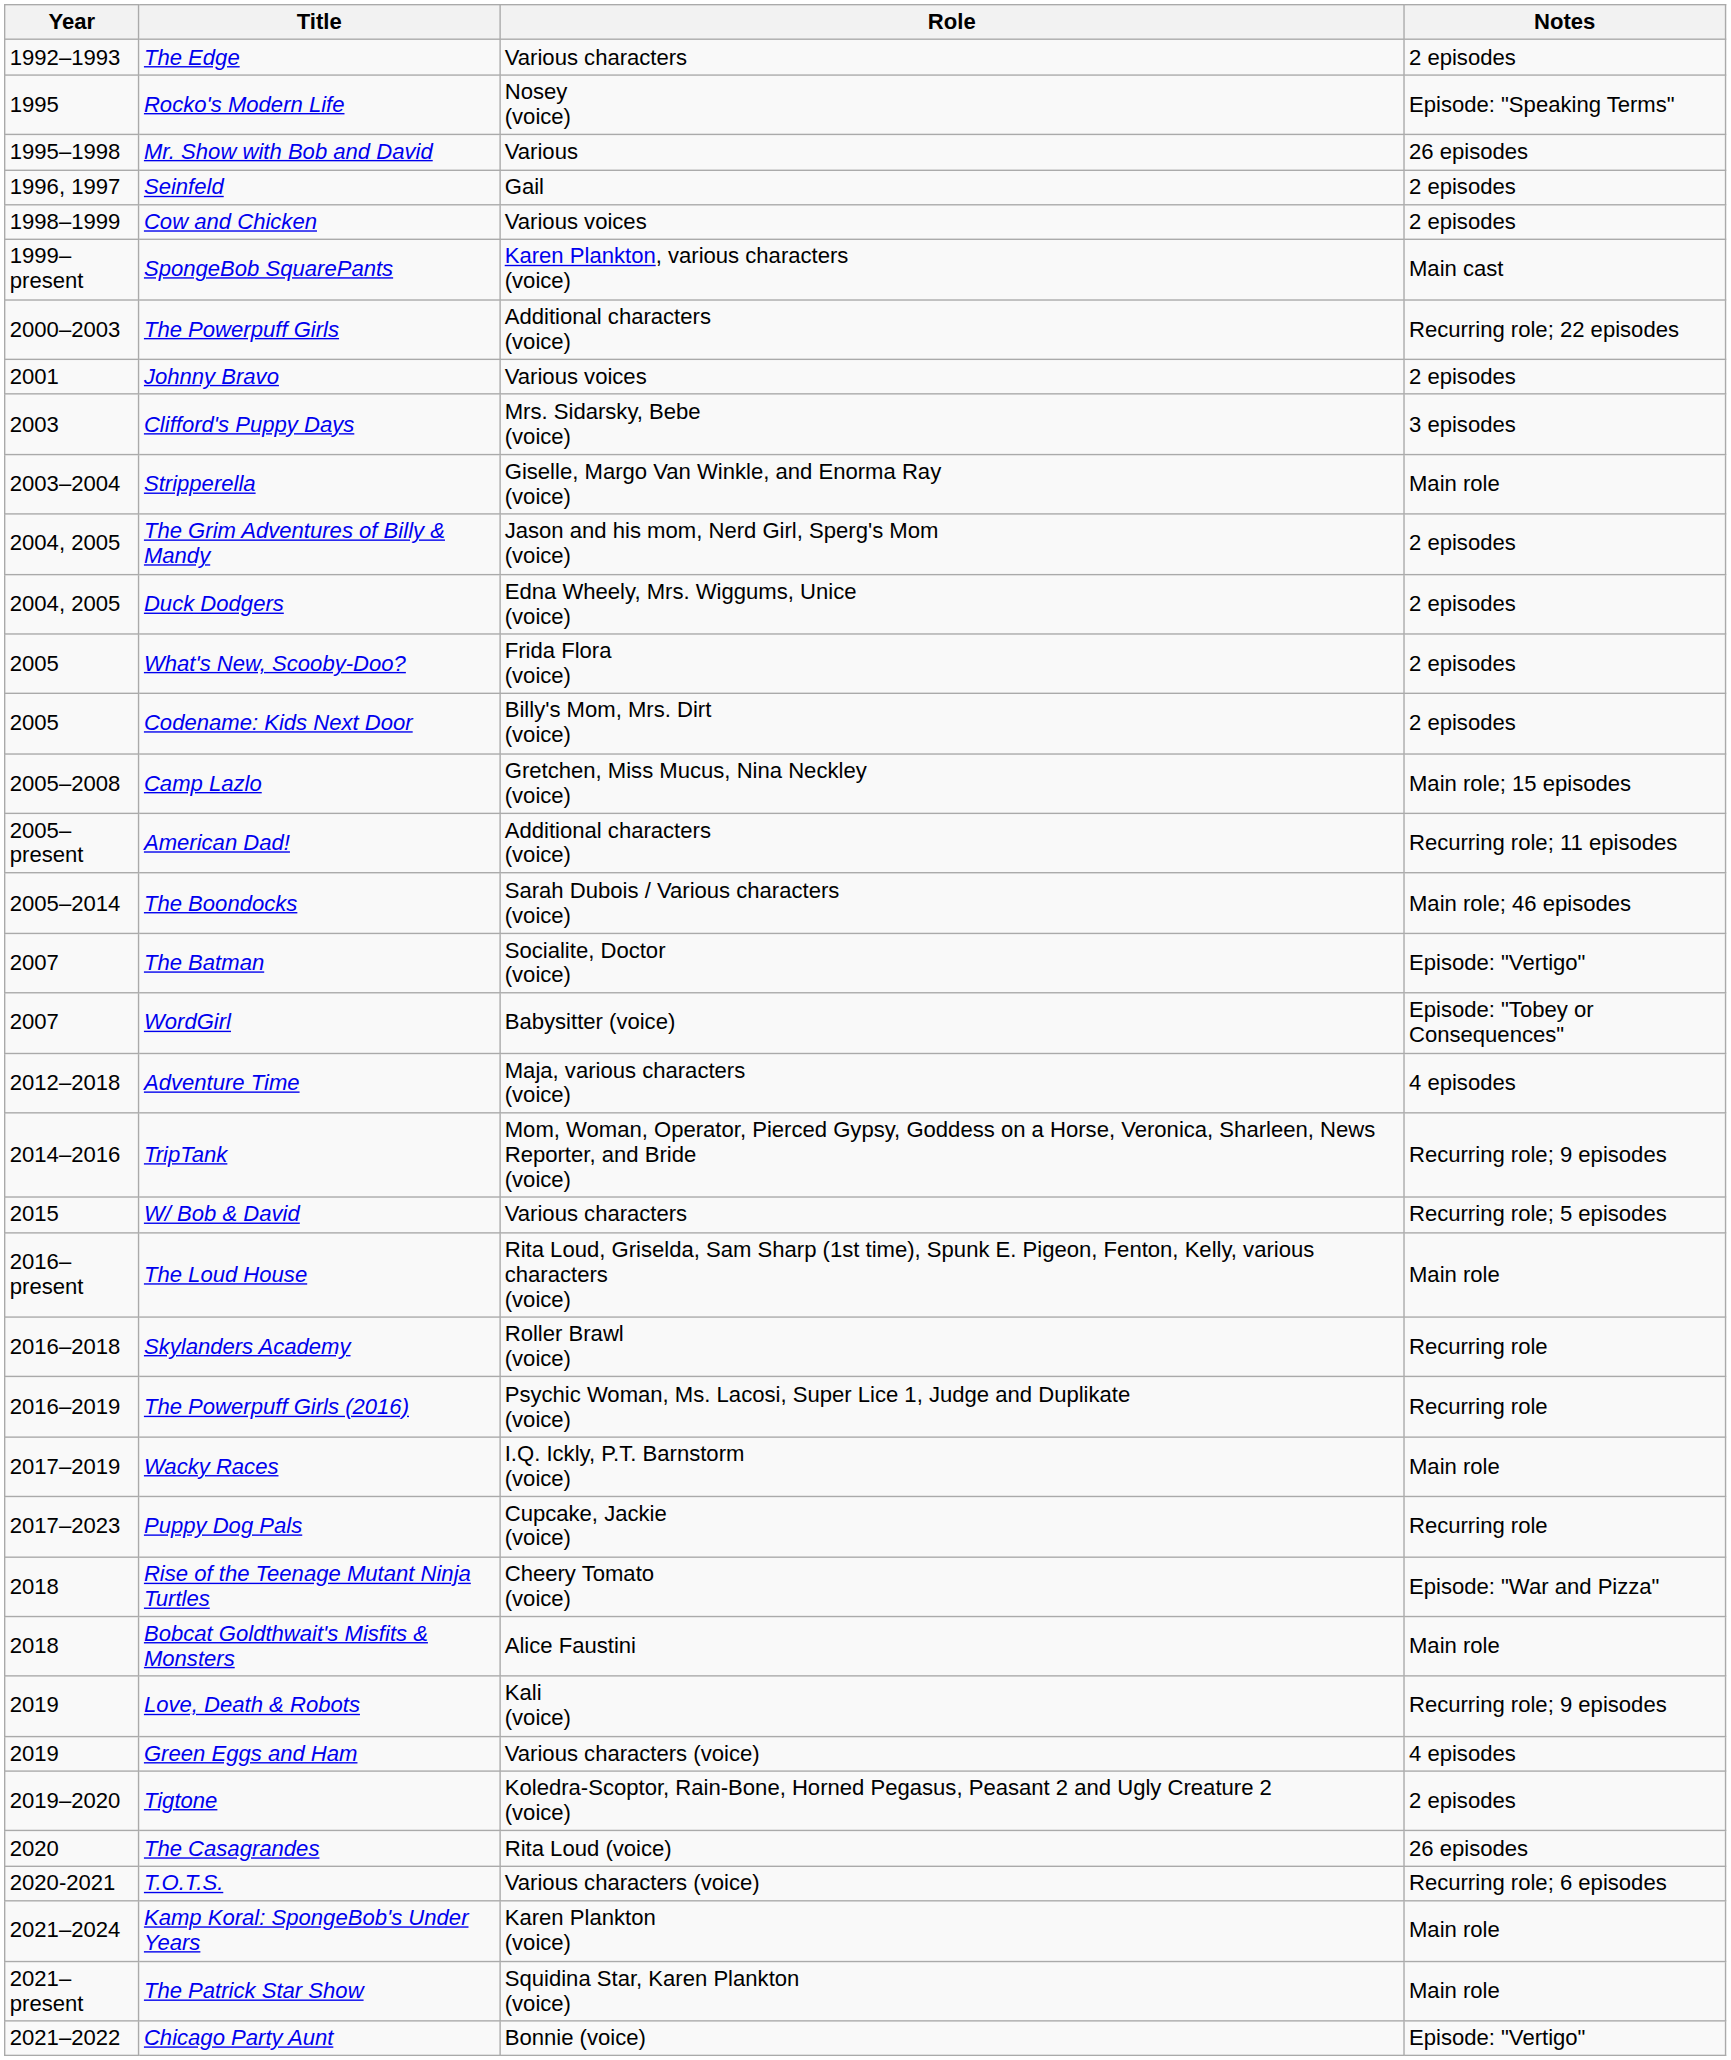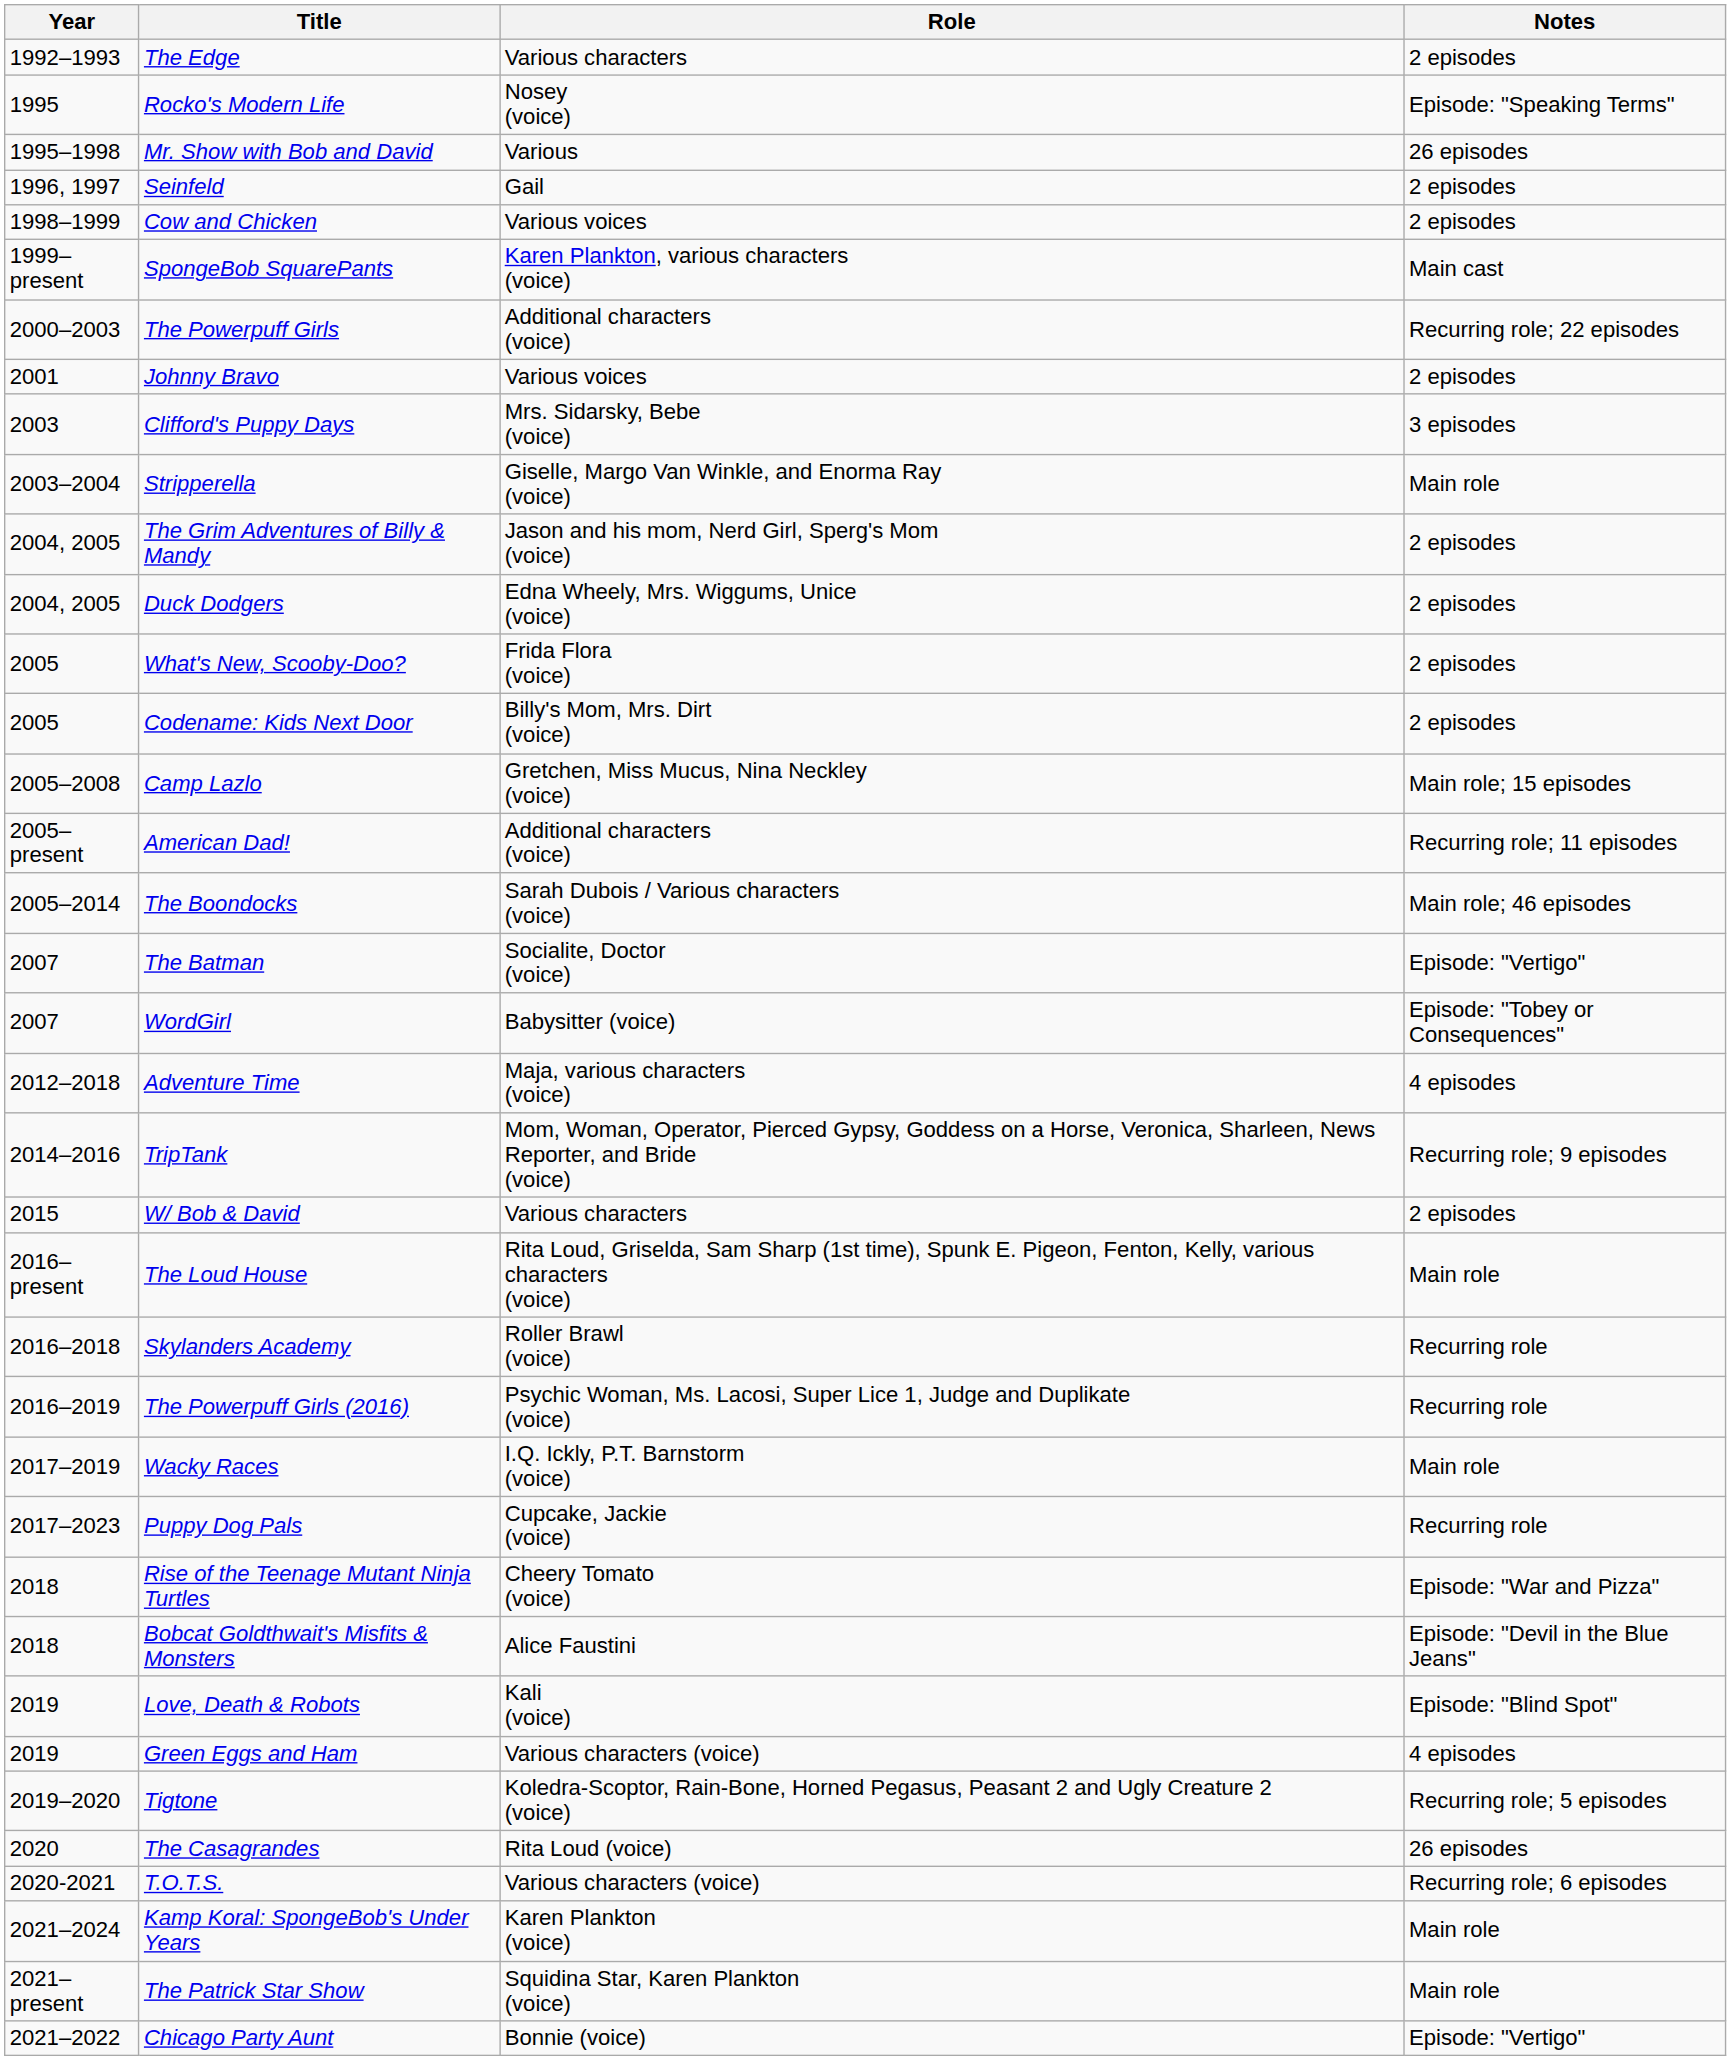(1538, 1214) Recurring role; 5 episodes -> (1462, 1214) 2 episodes
(1454, 1646) Main role -> (1539, 1646) Episode: "Devil in the Blue Jeans"
(1538, 1705) Recurring role; 9 episodes -> (1513, 1705) Episode: "Blind Spot"
(1462, 1800) 2 episodes -> (1538, 1800) Recurring role; 5 episodes
